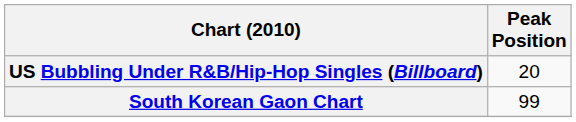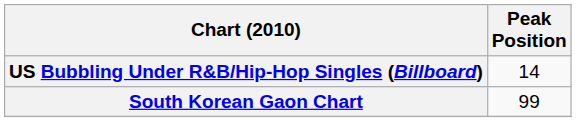(529, 71) 20 -> (529, 71) 14
